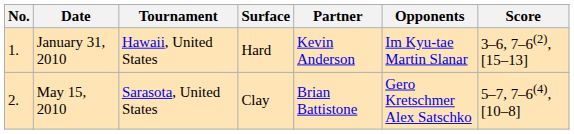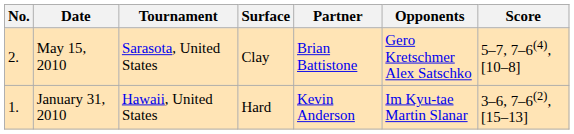rows swapped: (71, 50) <-> (61, 101)
